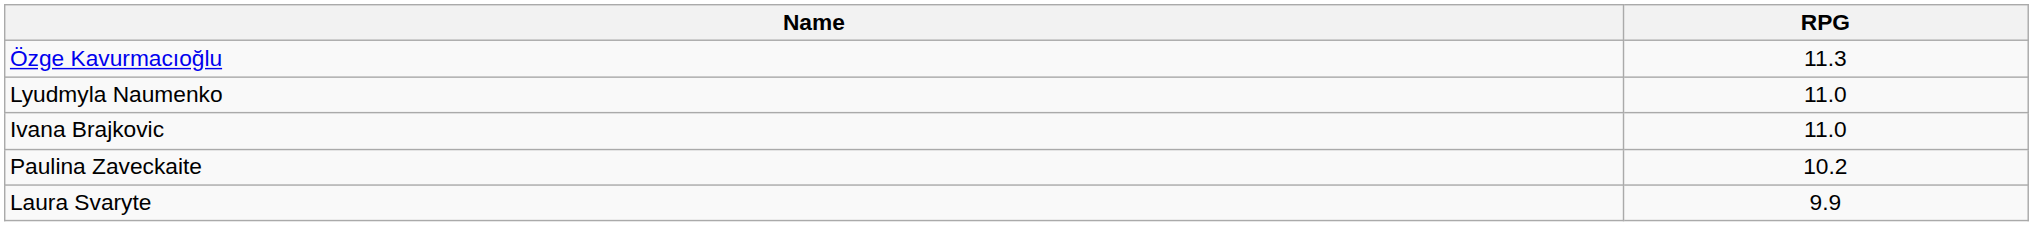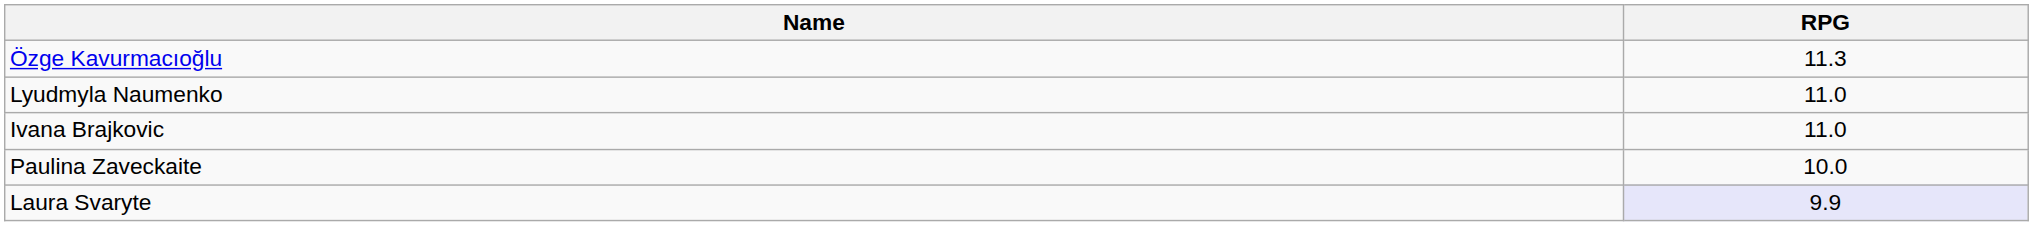(1825, 166) 10.2 -> (1825, 166) 10.0
(1825, 202) no background -> (1825, 202) lavender background
